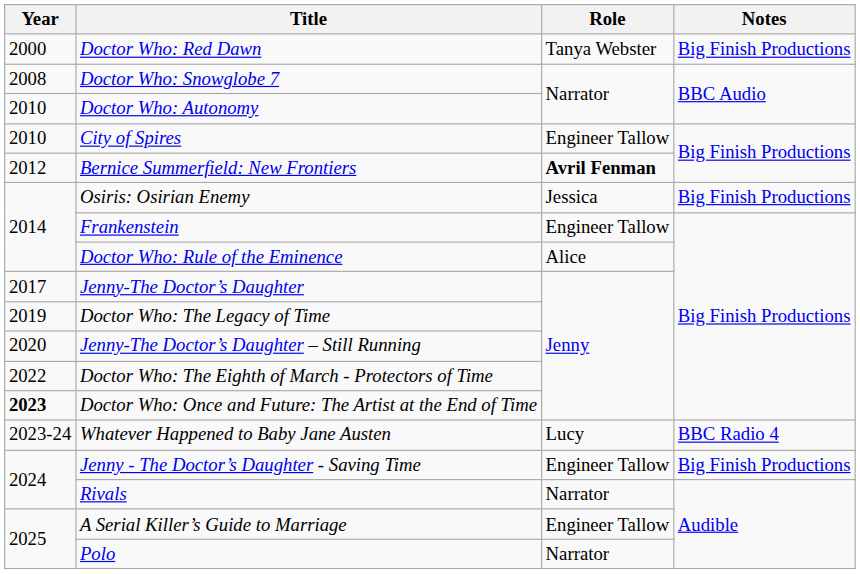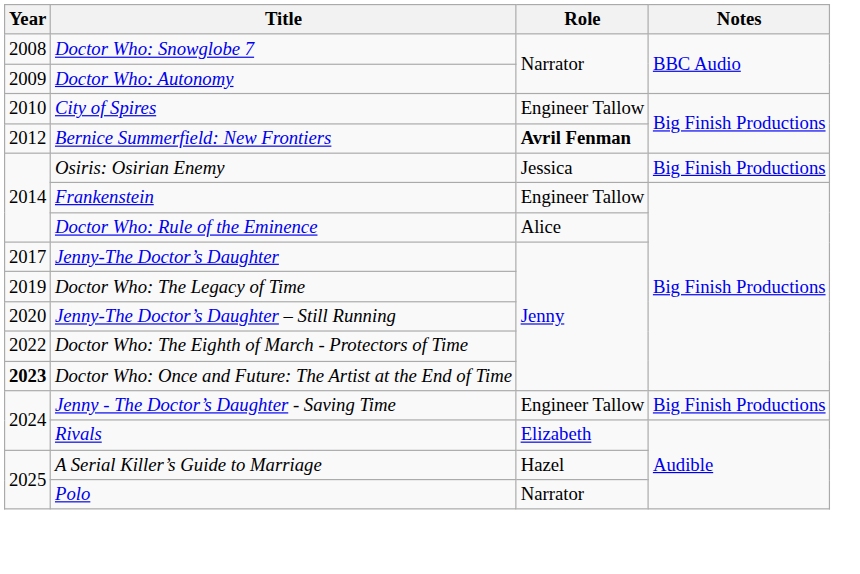- row: (171, 49)
(28, 108) 2010 -> (28, 78) 2009
- row: (235, 434)
(577, 494) Narrator -> (556, 434) Elizabeth
(607, 524) Engineer Tallow -> (542, 464) Hazel
